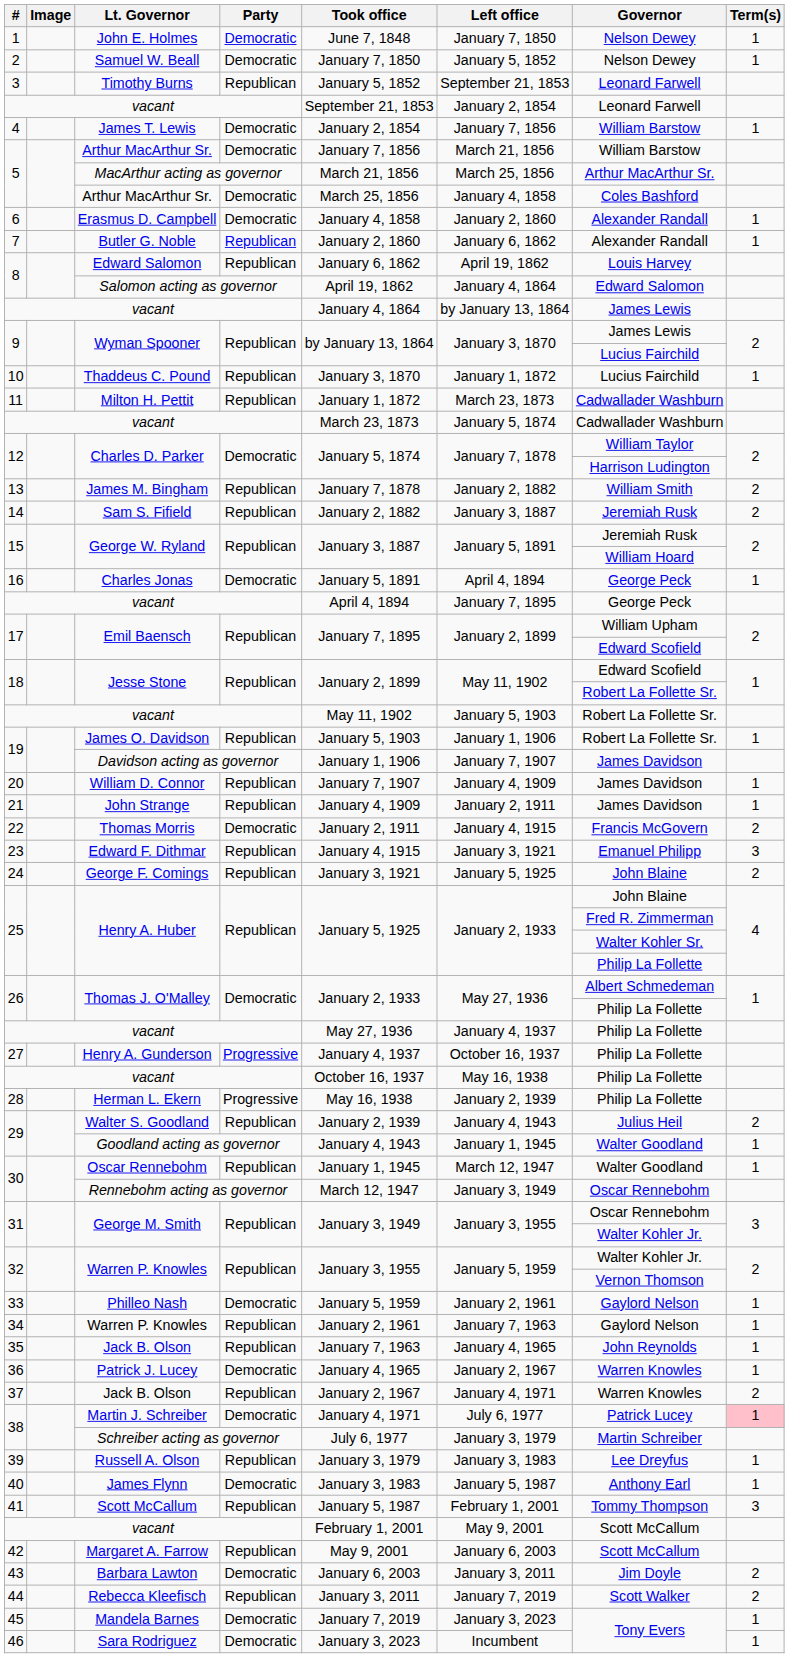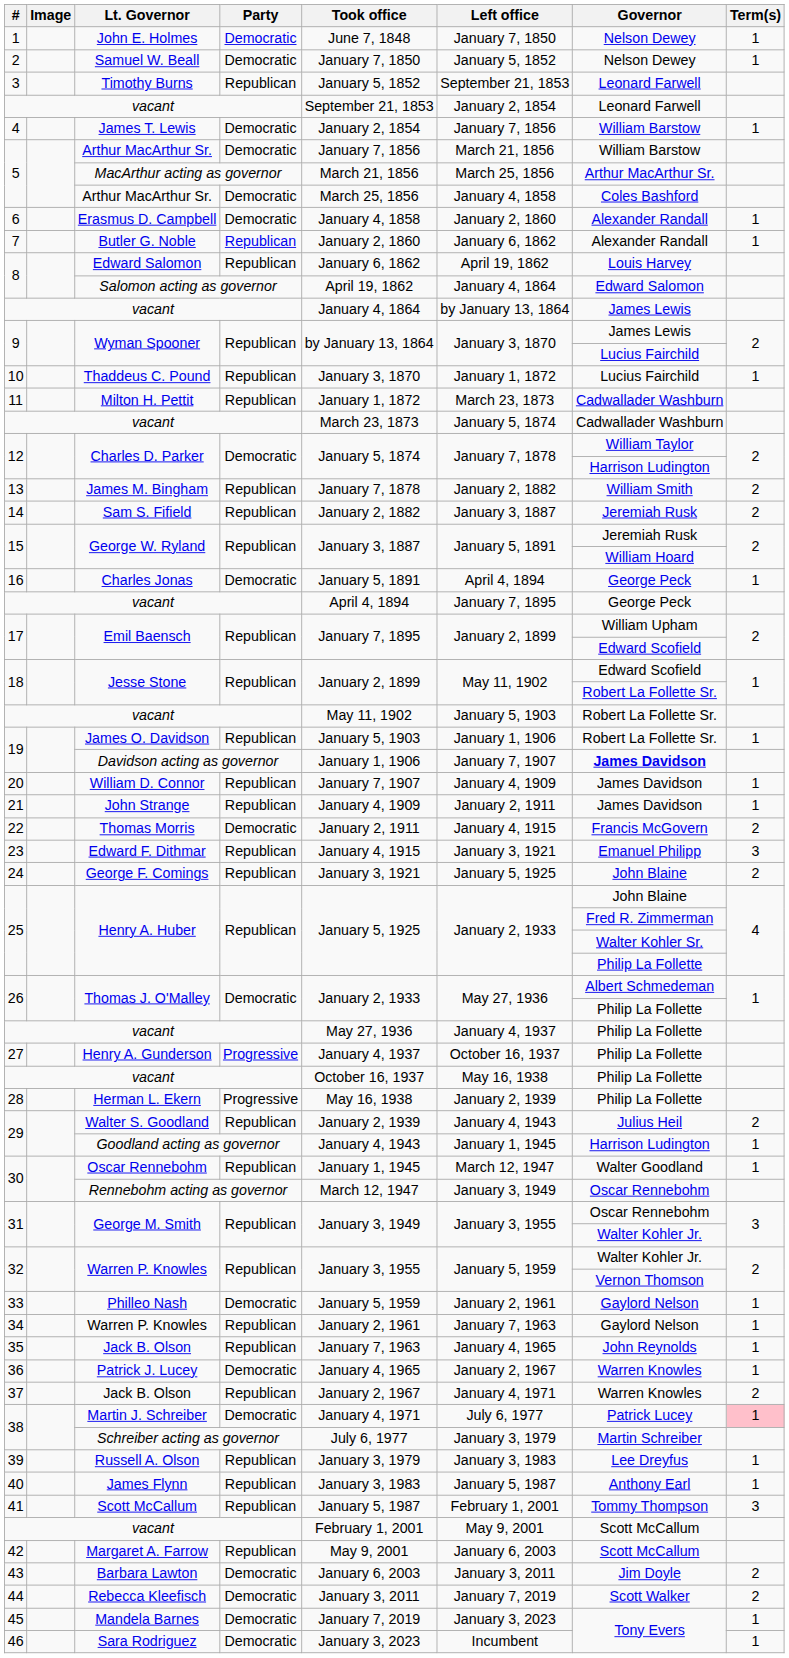(650, 761) normal -> (650, 761) bold
(650, 1144) Walter Goodland -> (650, 1144) Harrison Ludington
(261, 1483) Democratic -> (261, 1483) Republican
(261, 1596) Republican -> (261, 1596) Democratic
